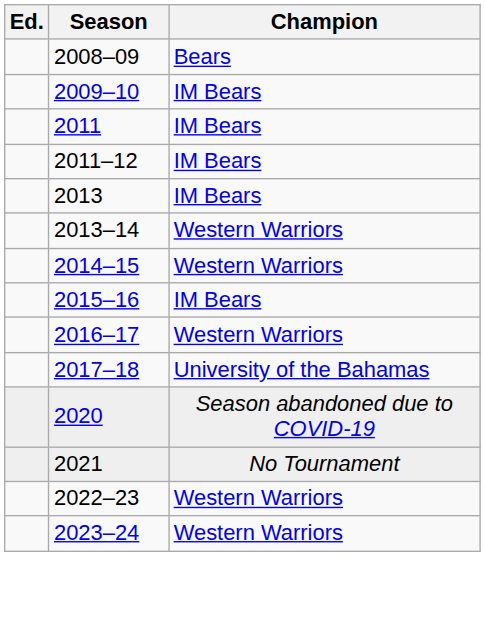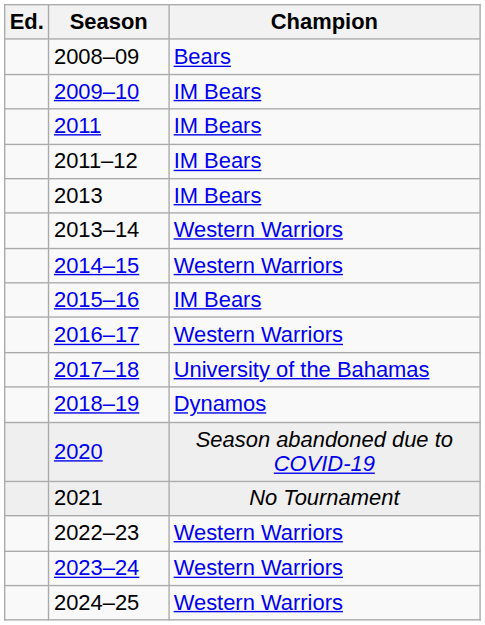+ row: (97, 404)
+ row: (97, 602)
